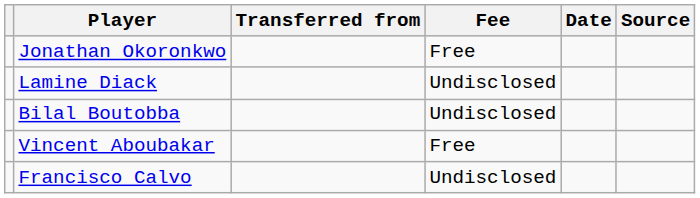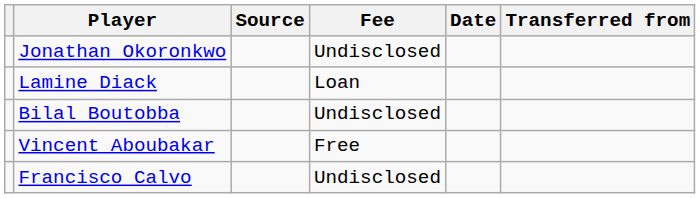columns swapped: (328, 20) <-> (656, 20)
(452, 52) Free -> (377, 52) Undisclosed
(493, 83) Undisclosed -> (337, 83) Loan
